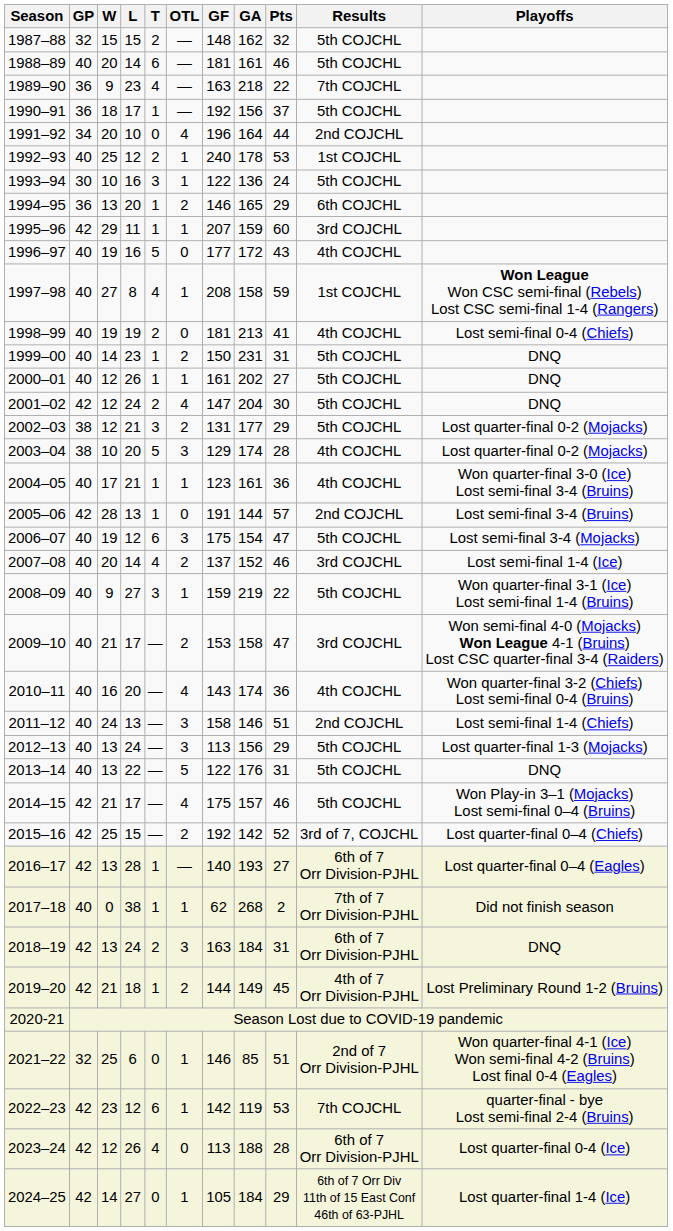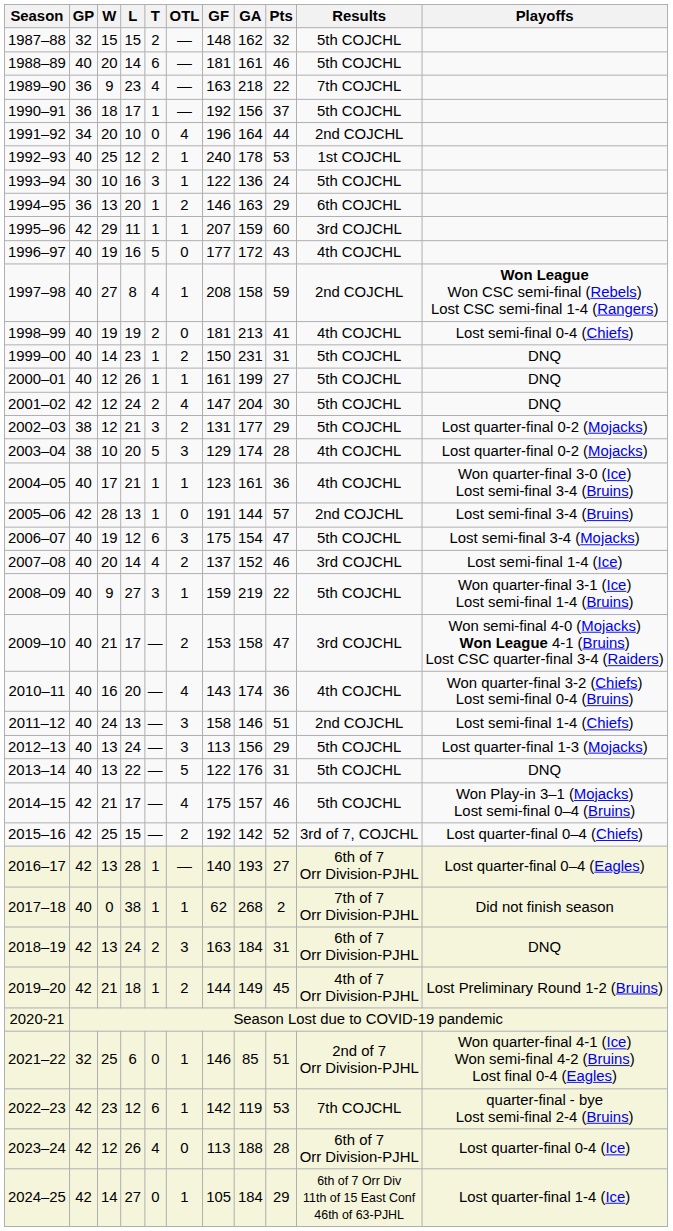(250, 205) 165 -> (250, 205) 163
(359, 292) 1st COJCHL -> (359, 292) 2nd COJCHL
(250, 380) 202 -> (250, 380) 199
